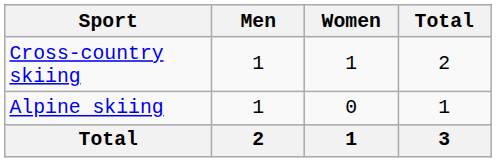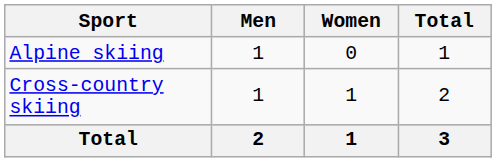rows swapped: (87, 108) <-> (87, 64)
